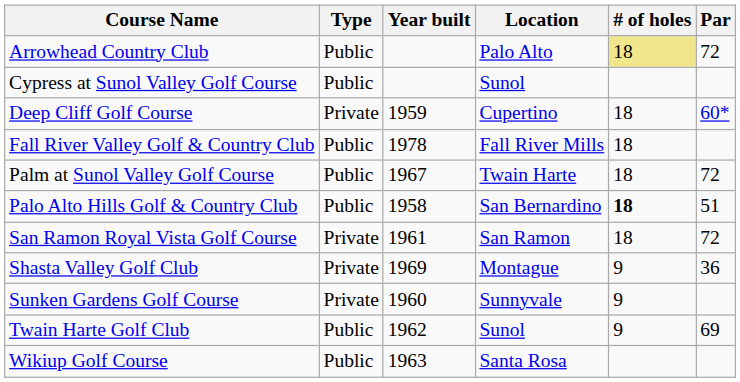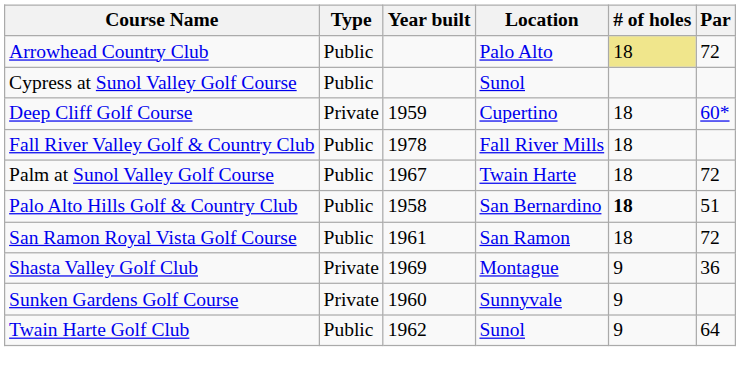(351, 237) Private -> (348, 237) Public
(710, 330) 69 -> (710, 330) 64
- row: (88, 361)
